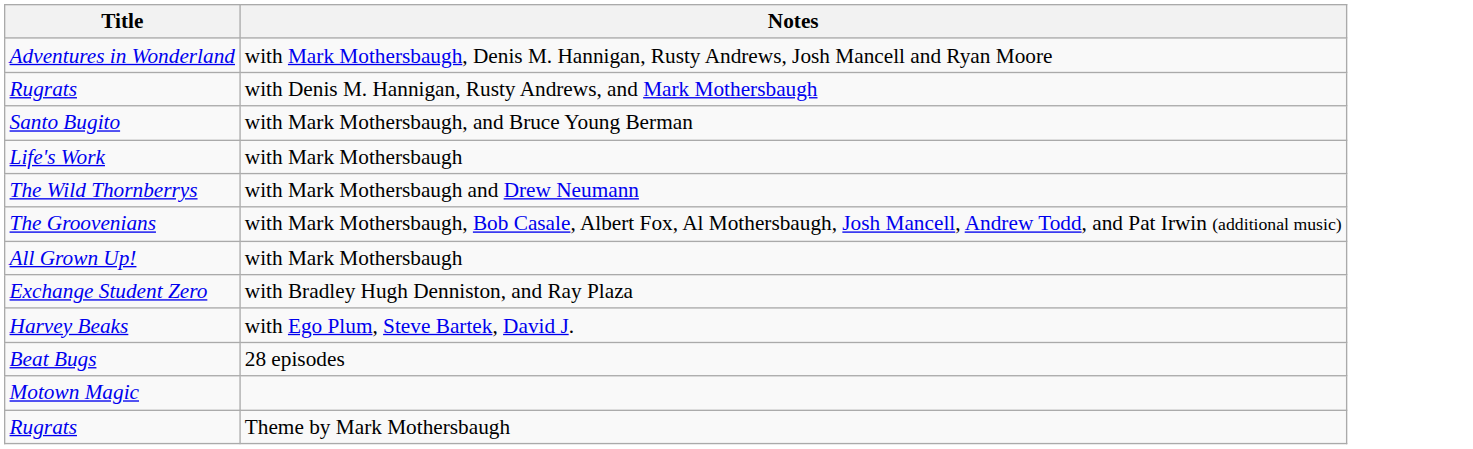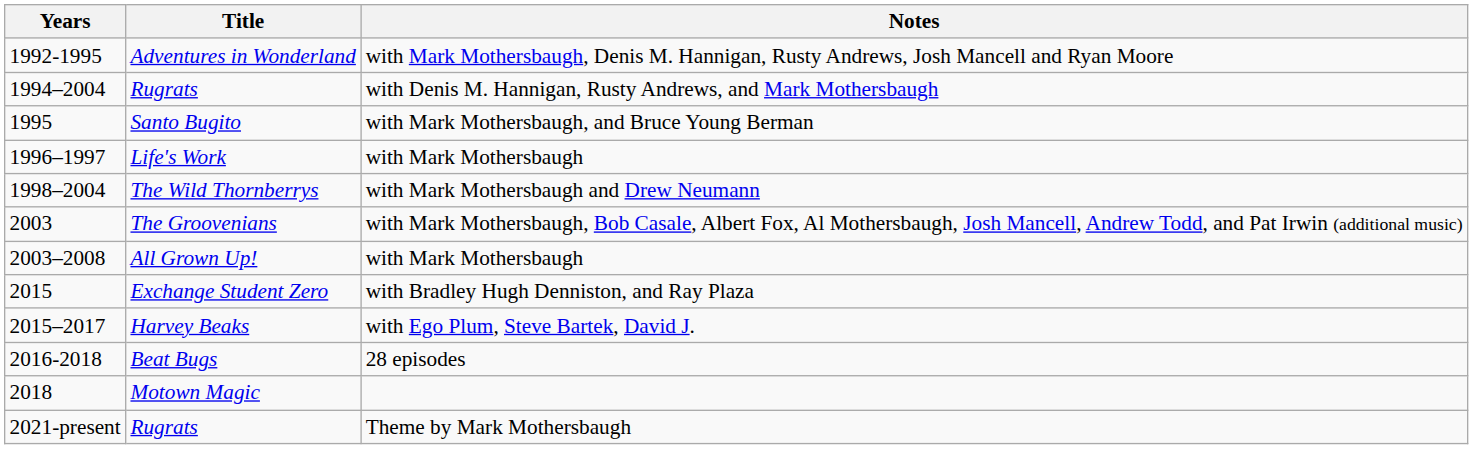+ column: (65, 21)
